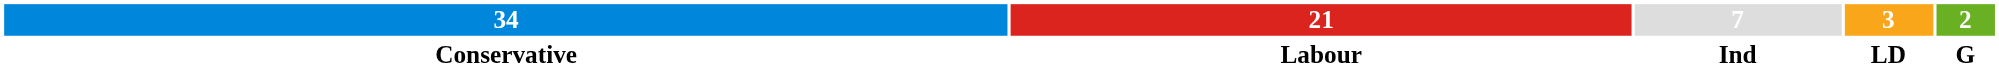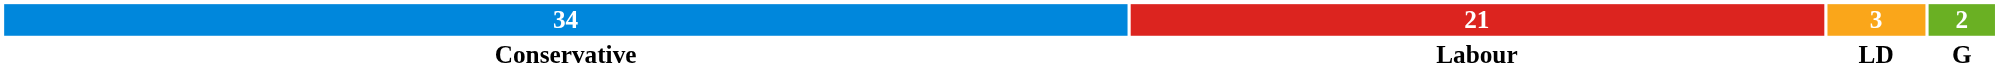- column: (1738, 19)
